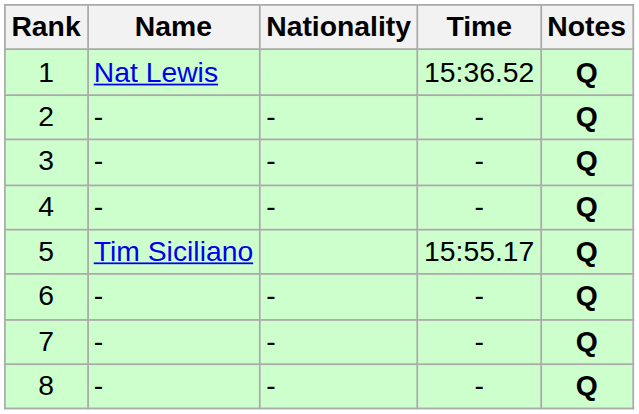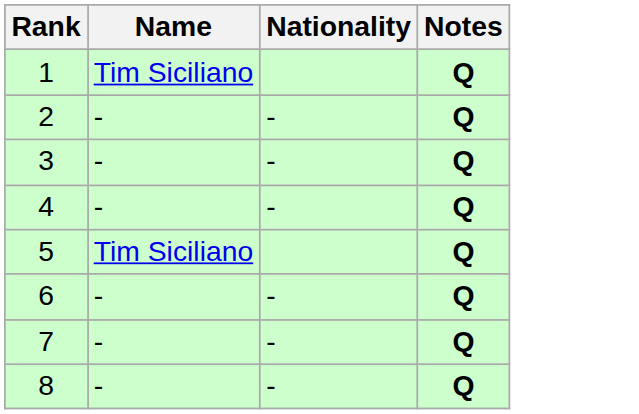- column: (479, 26)
(156, 71) Nat Lewis -> (173, 71) Tim Siciliano
